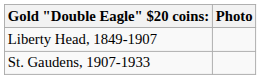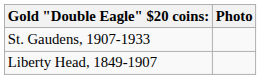rows swapped: (82, 39) <-> (79, 62)
